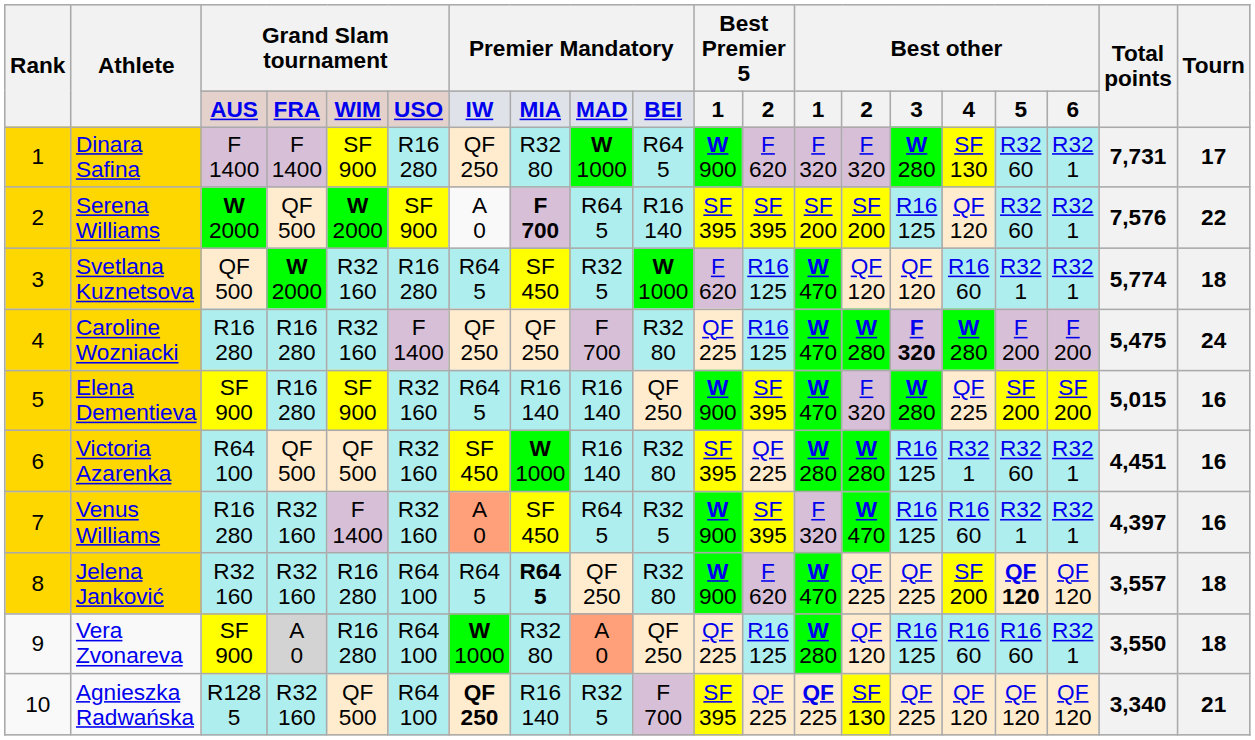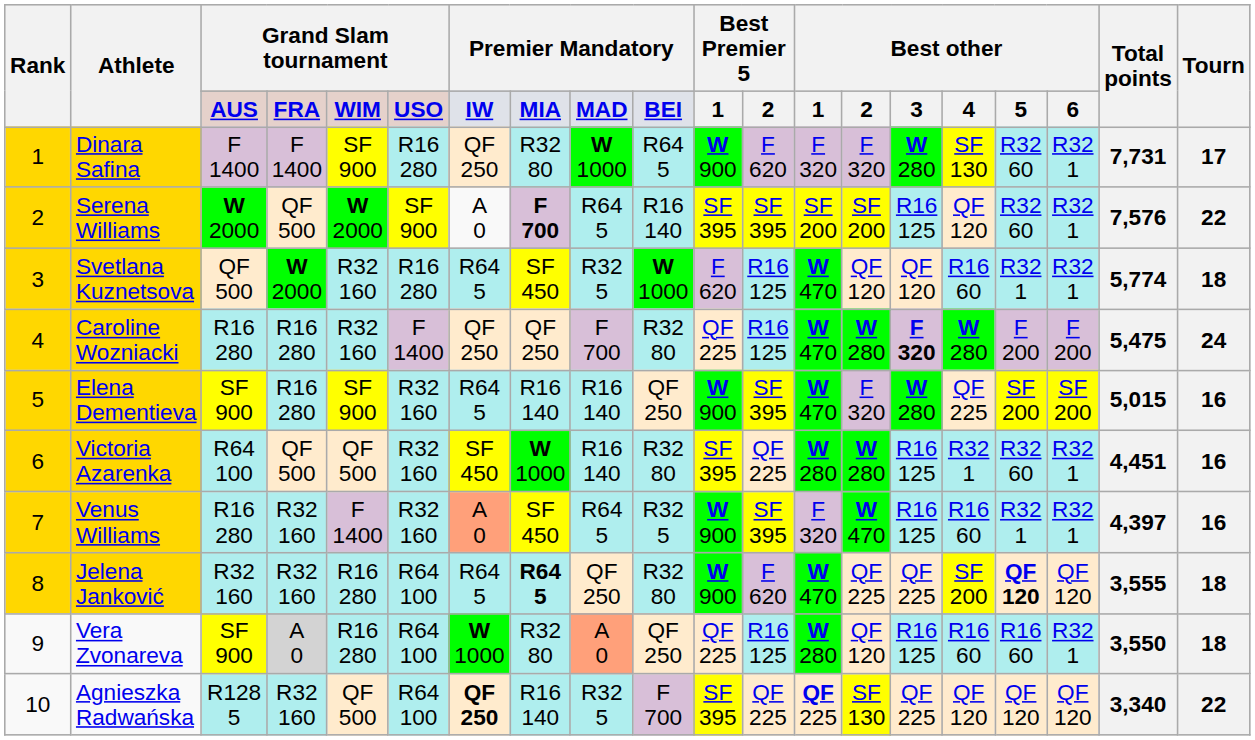(1138, 583) 3,557 -> (1138, 583) 3,555
(1214, 705) 21 -> (1214, 705) 22
